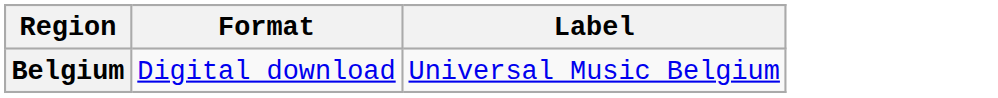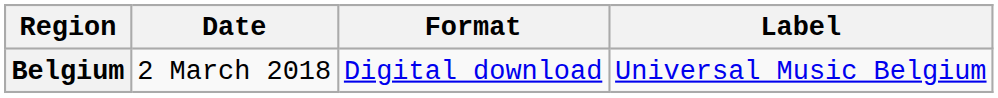+ column: (234, 27)
